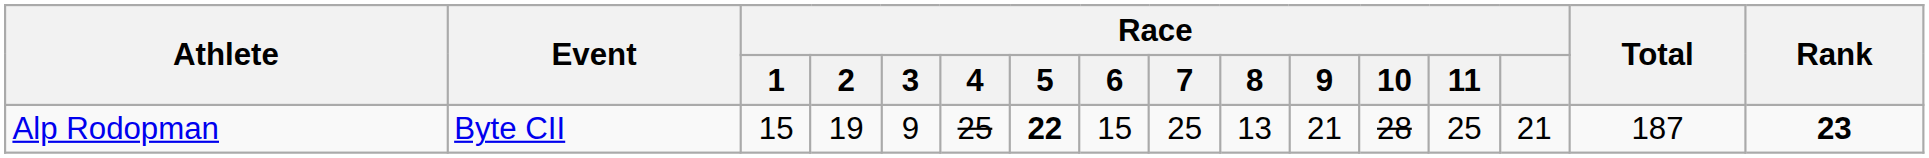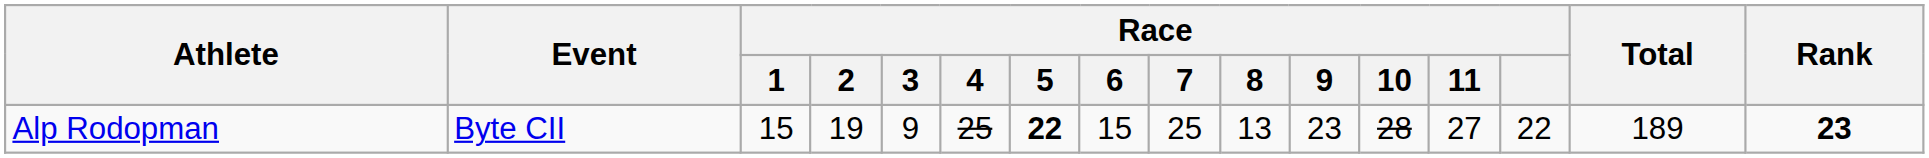(1324, 129) 21 -> (1324, 129) 23
(1464, 129) 25 -> (1464, 129) 27
(1534, 129) 21 -> (1534, 129) 22
(1658, 129) 187 -> (1658, 129) 189
